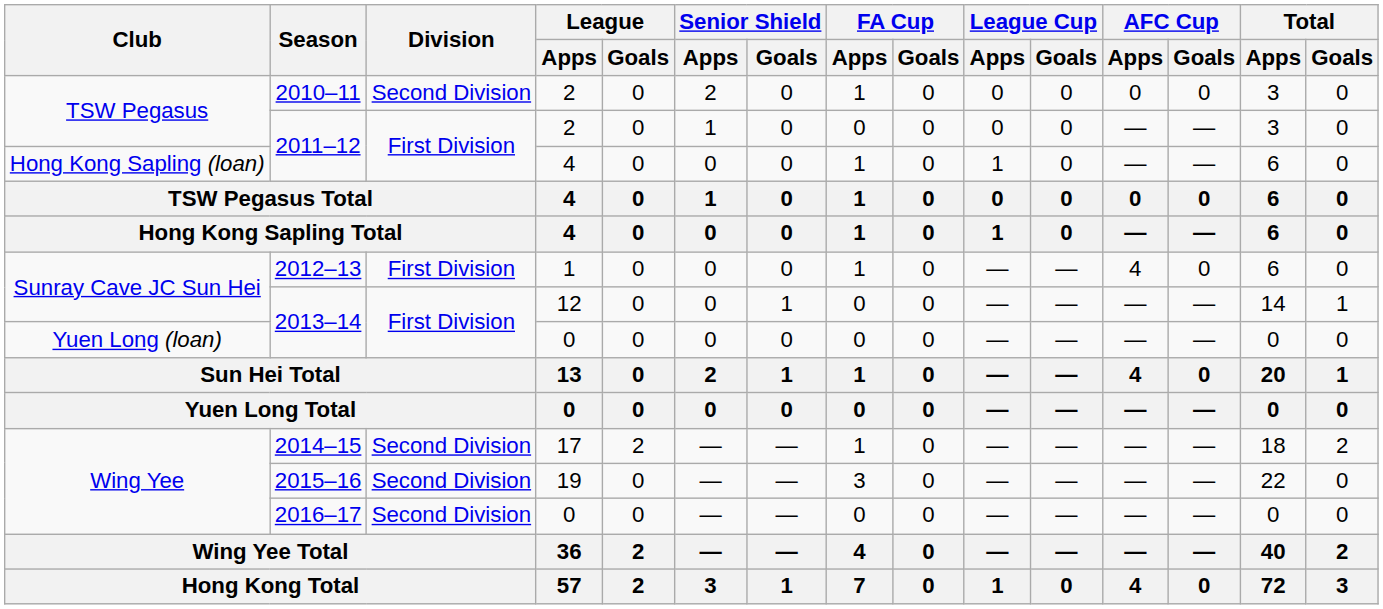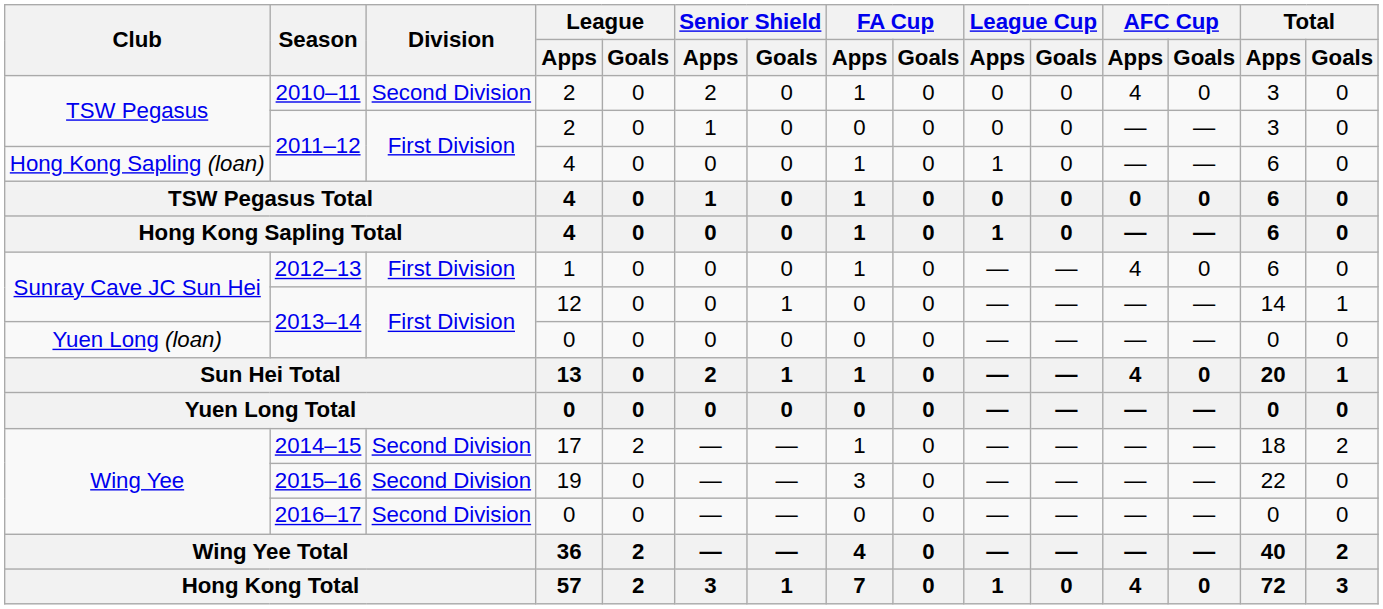(1135, 92) 0 -> (1135, 92) 4
